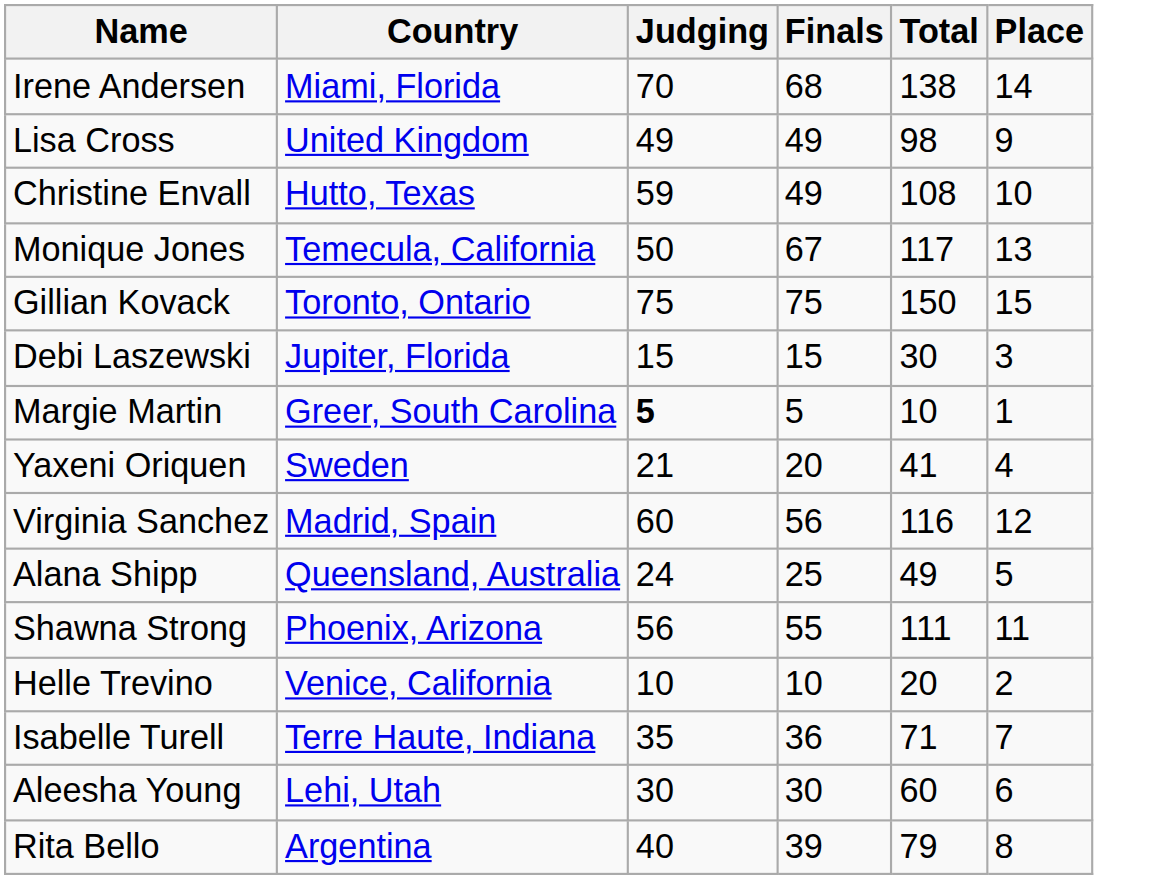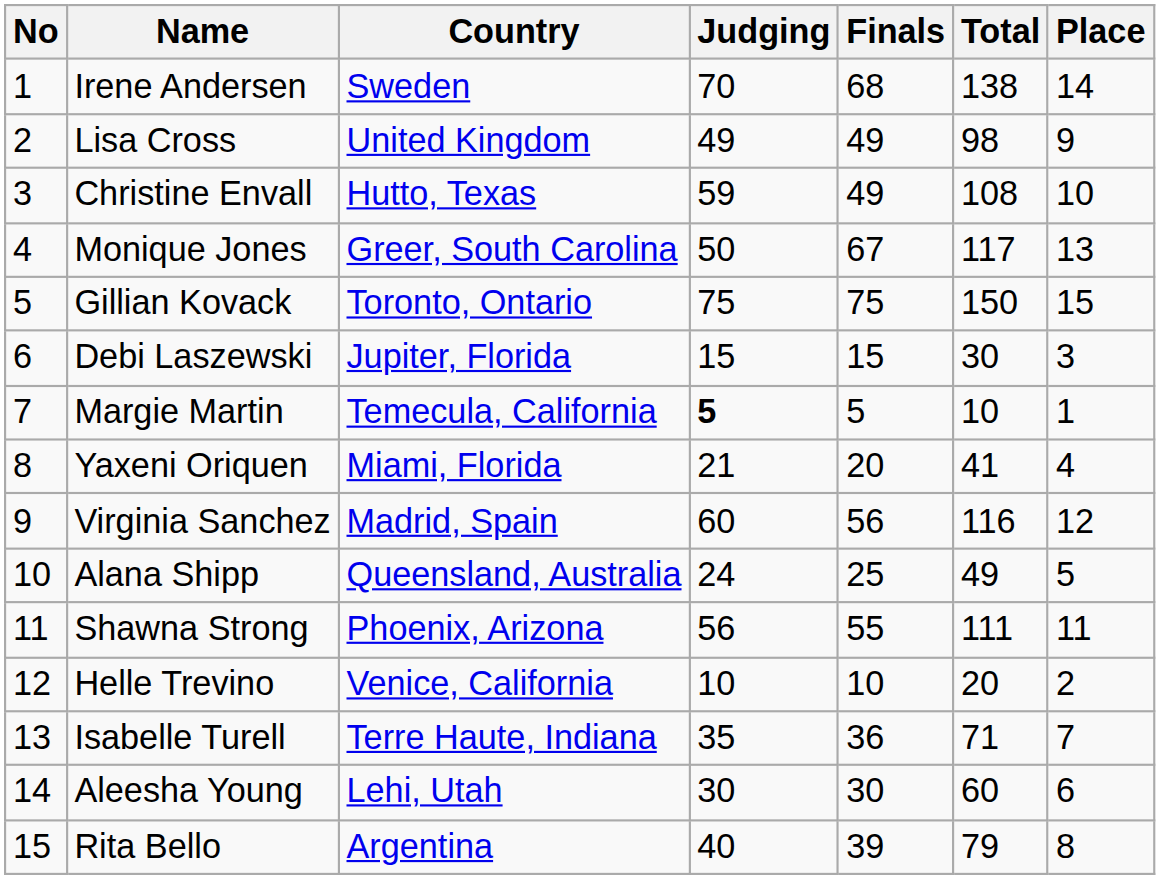+ column: (36, 31)
(393, 85) Miami, Florida -> (408, 85) Sweden
(440, 248) Temecula, California -> (512, 248) Greer, South Carolina
(451, 411) Greer, South Carolina -> (502, 411) Temecula, California
(347, 466) Sweden -> (454, 466) Miami, Florida
